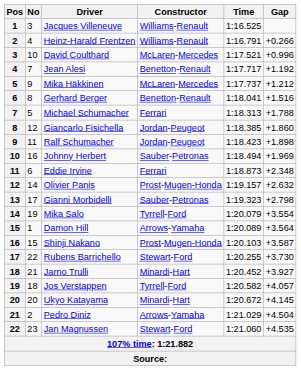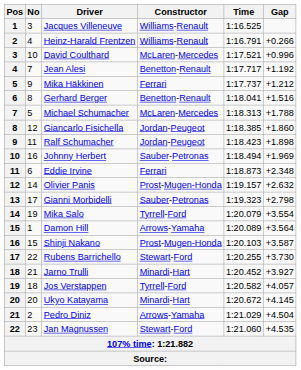(179, 84) McLaren-Mercedes -> (153, 84) Ferrari
(153, 113) Ferrari -> (179, 113) McLaren-Mercedes
